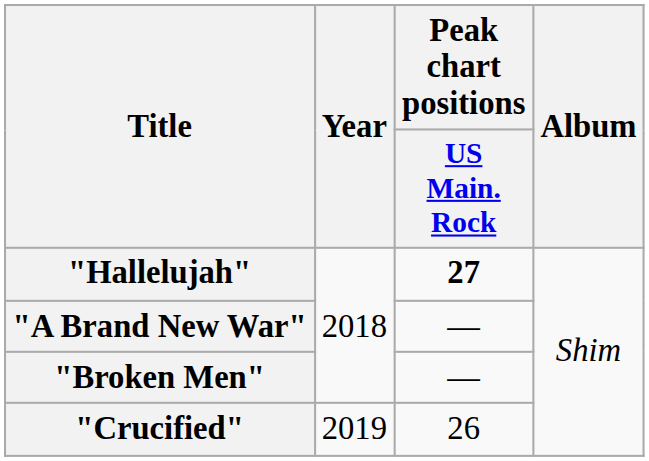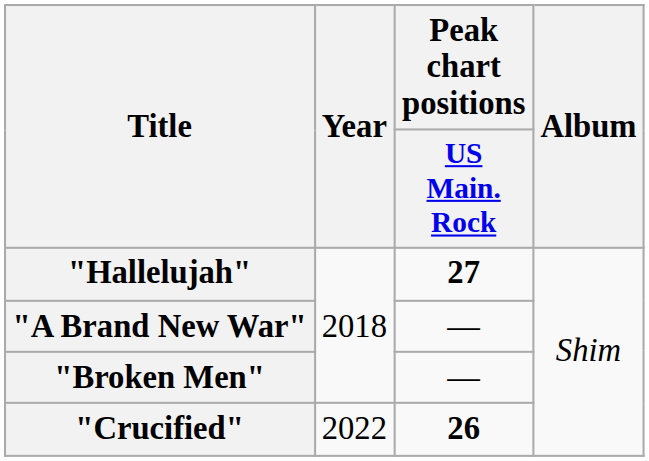(354, 428) 2019 -> (354, 428) 2022
(464, 428) normal -> (464, 428) bold
